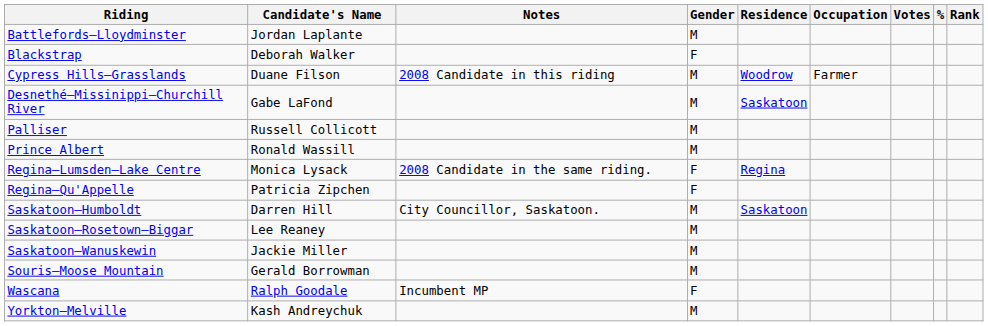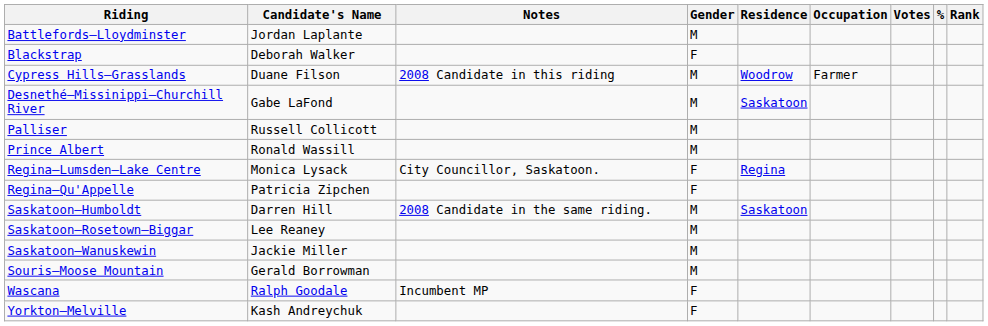(526, 170) 2008 Candidate in the same riding. -> (500, 170) City Councillor, Saskatoon.
(500, 210) City Councillor, Saskatoon. -> (526, 210) 2008 Candidate in the same riding.
(694, 311) M -> (694, 311) F
